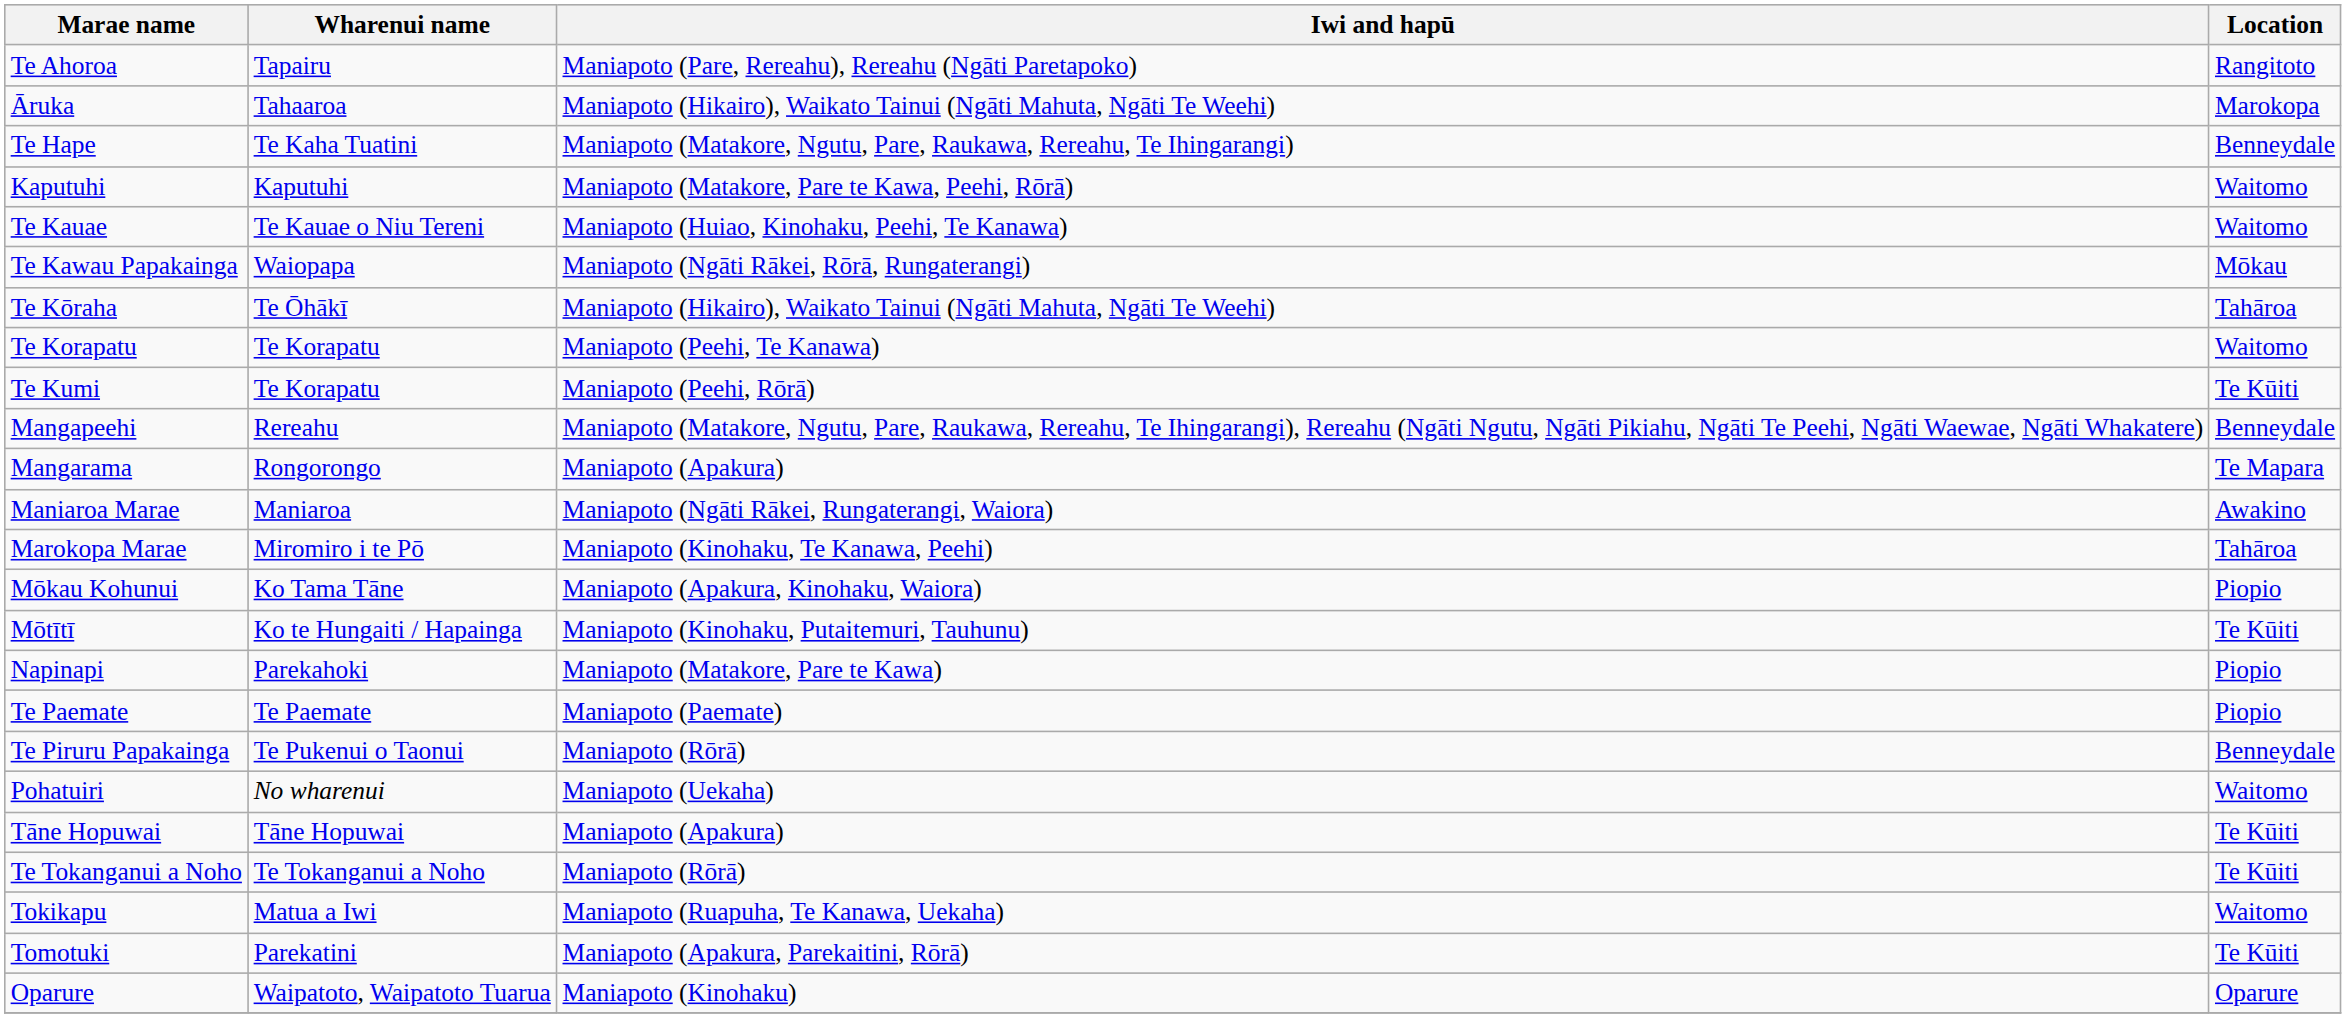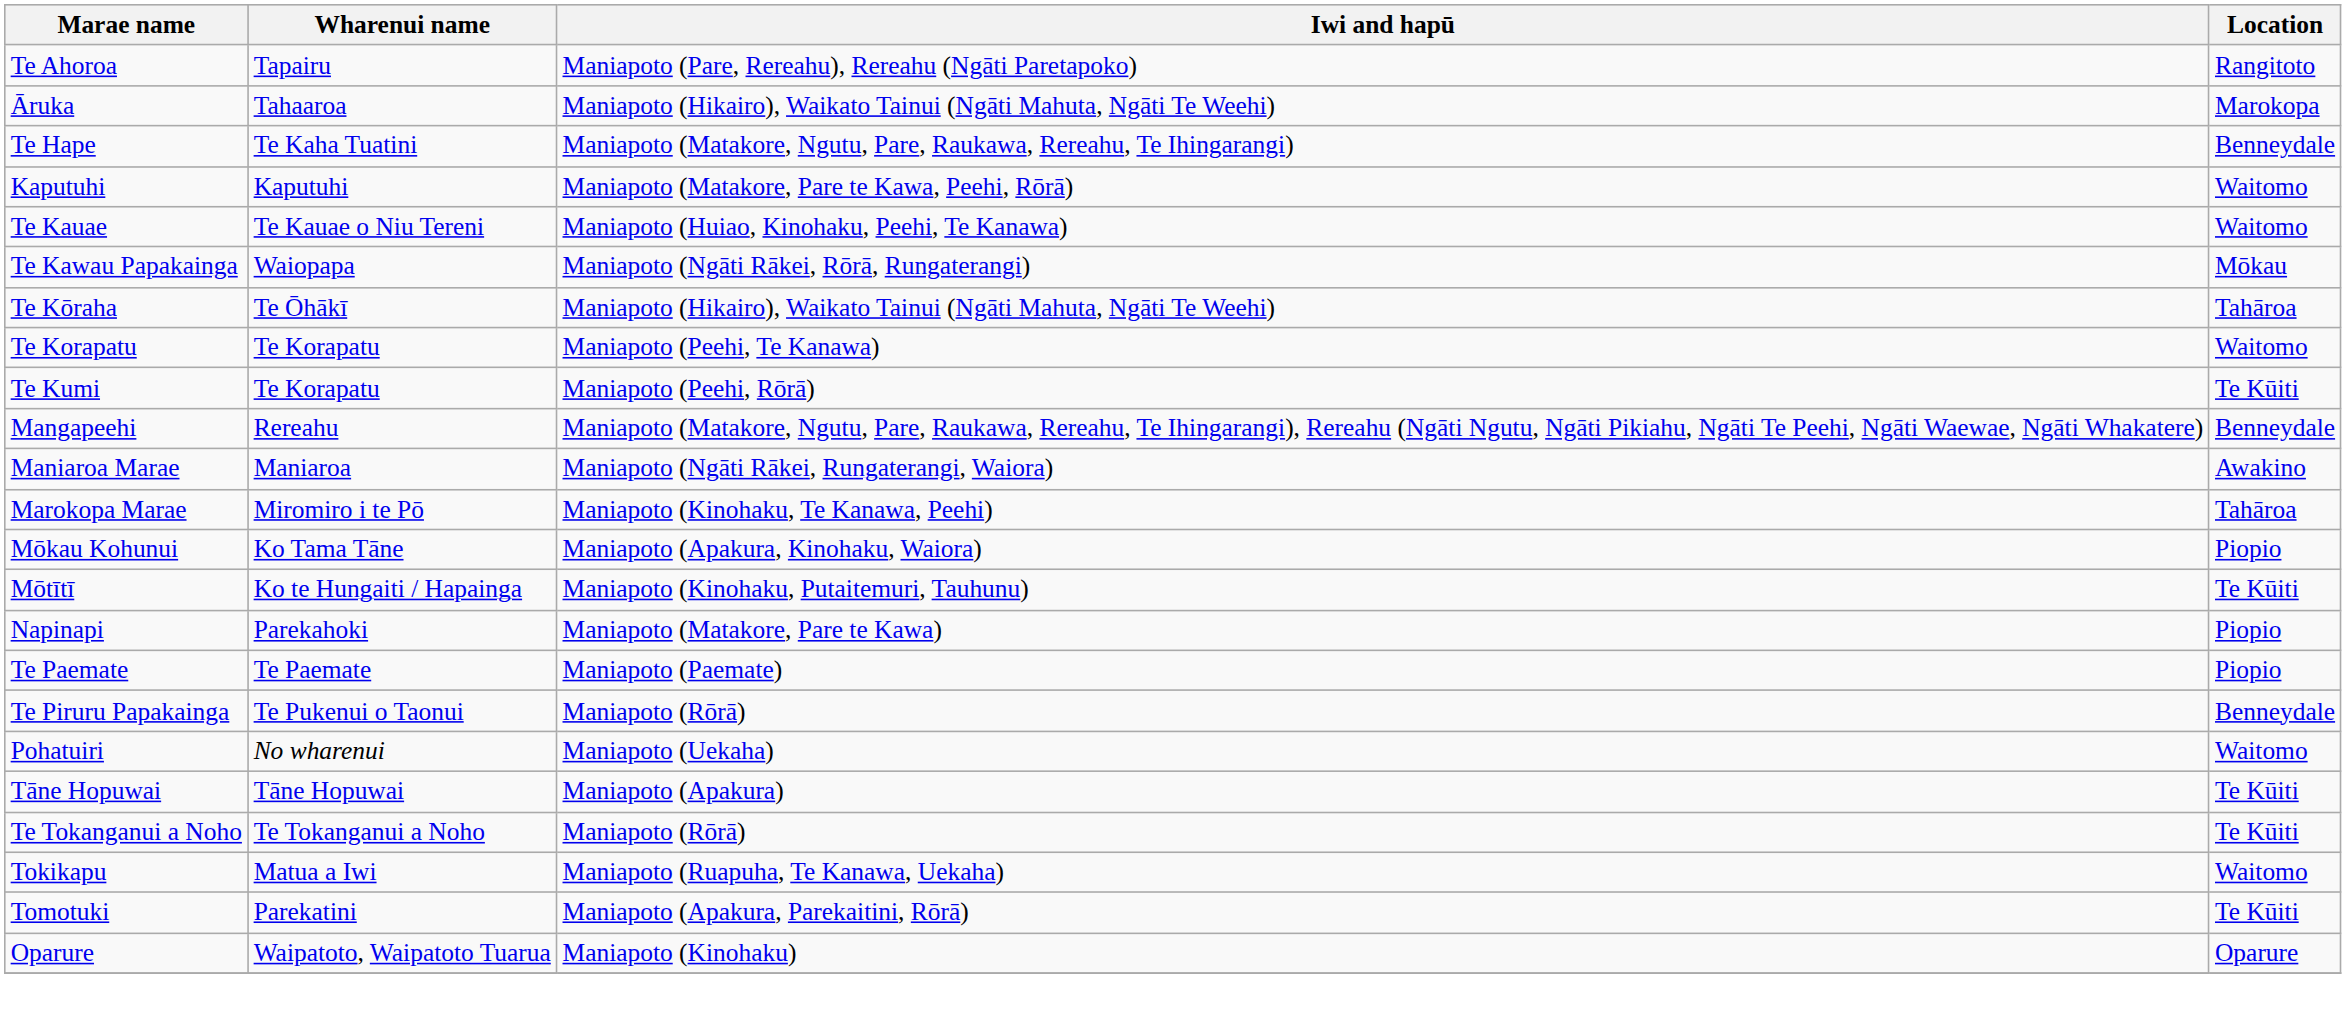- row: (71, 468)
